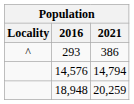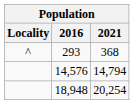(110, 52) 386 -> (110, 52) 368
(110, 90) 20,259 -> (110, 90) 20,254
